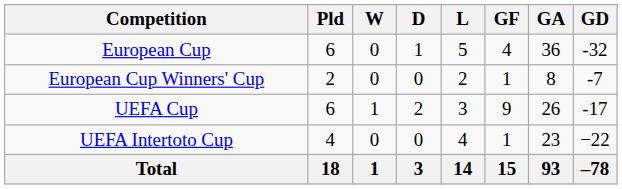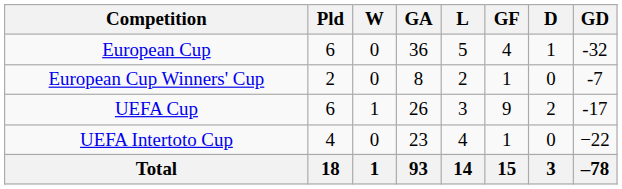columns swapped: (419, 19) <-> (551, 19)
